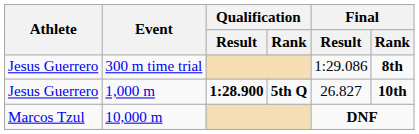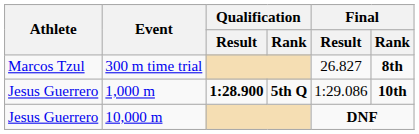(53, 67) Jesus Guerrero -> (46, 67) Marcos Tzul
(341, 67) 1:29.086 -> (341, 67) 26.827
(341, 92) 26.827 -> (341, 92) 1:29.086
(46, 117) Marcos Tzul -> (53, 117) Jesus Guerrero
